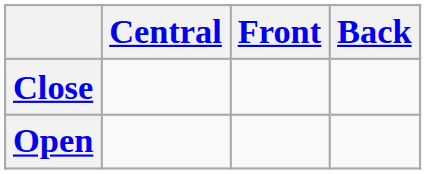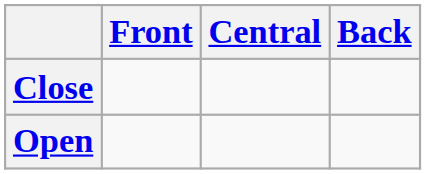columns swapped: (279, 31) <-> (166, 31)
